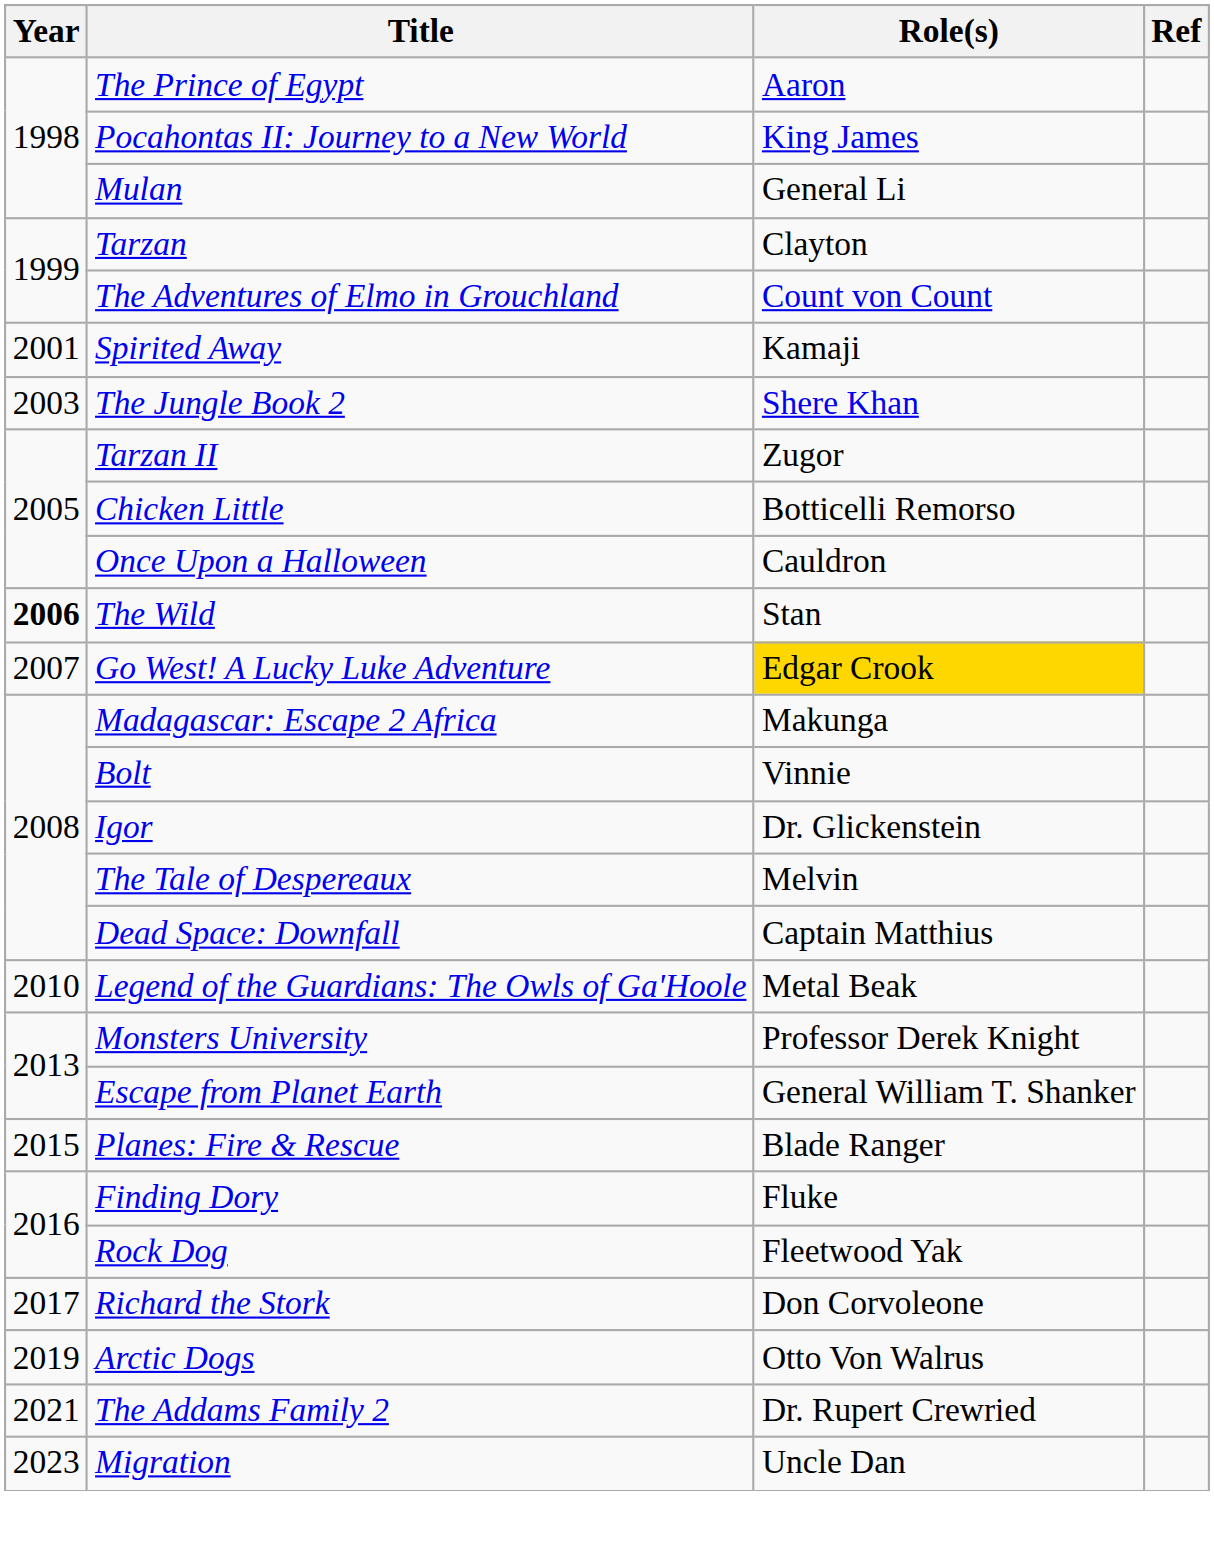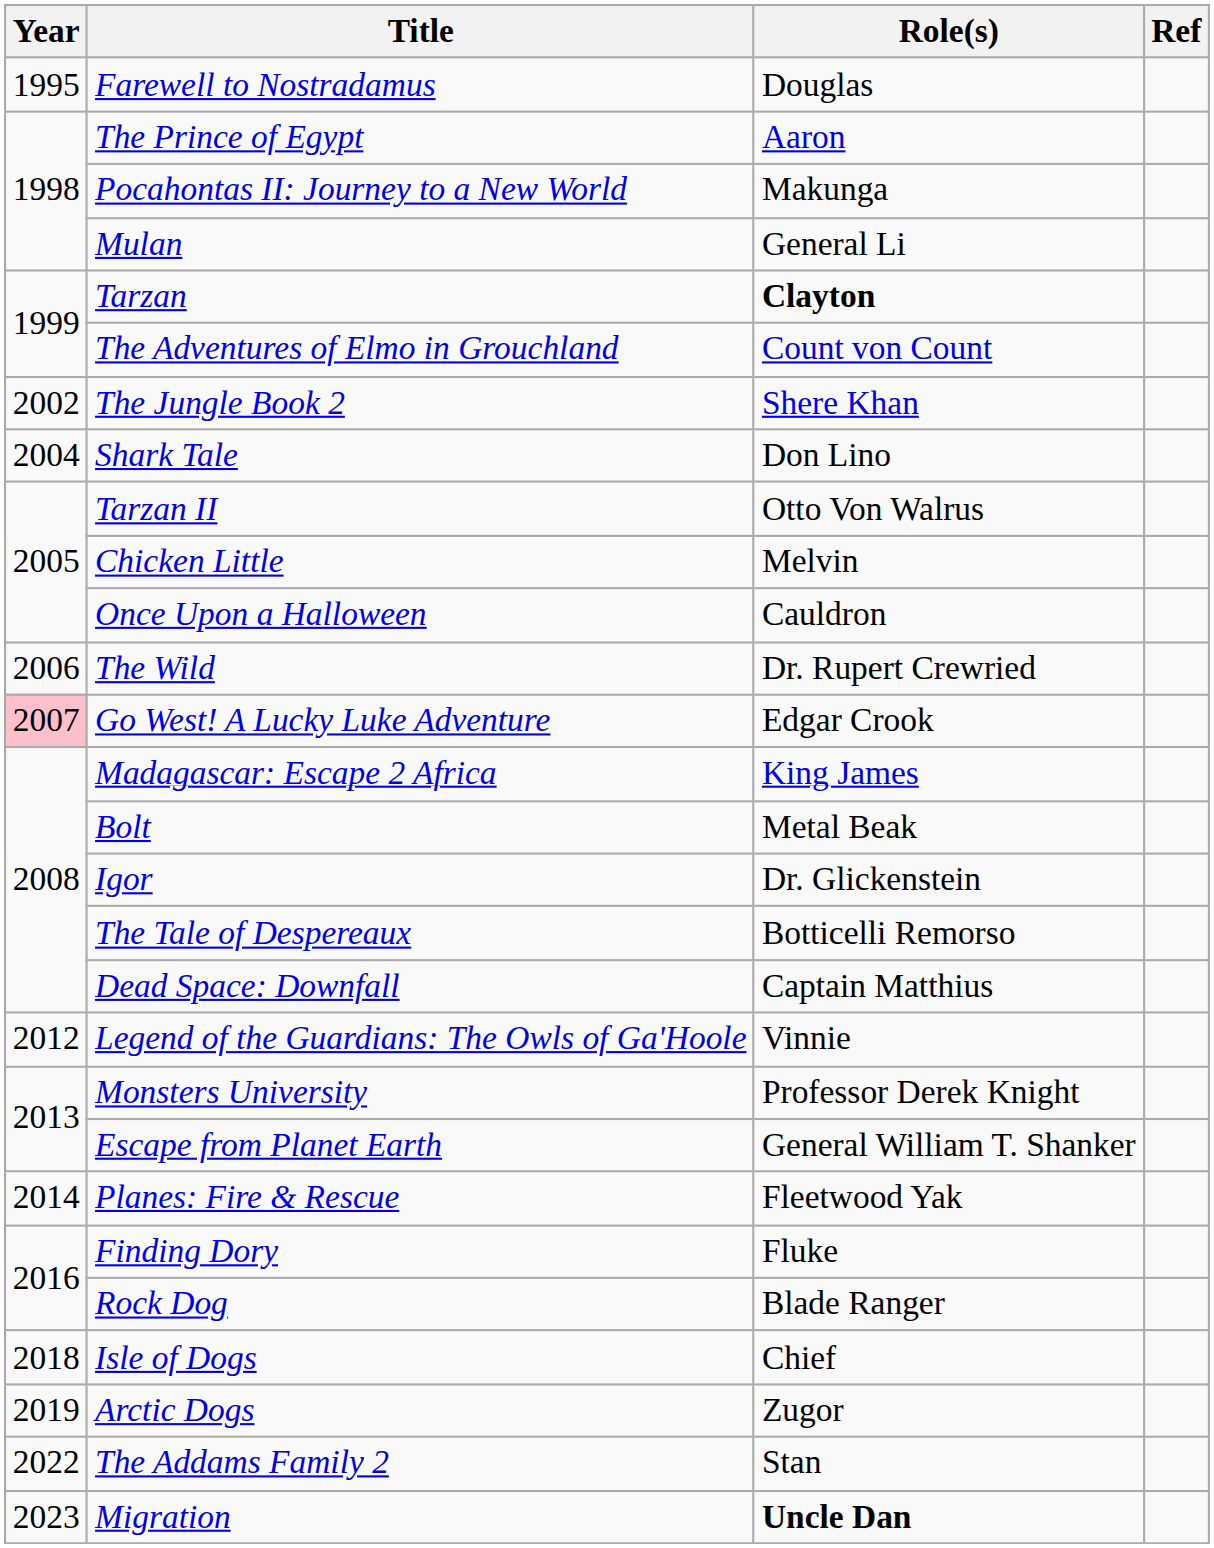+ row: (265, 84)
(840, 137) King James -> (825, 190) Makunga
(815, 243) normal -> (819, 296) bold
- row: (188, 349)
(46, 402) 2003 -> (46, 402) 2002
+ row: (166, 455)
(803, 455) Zugor -> (873, 508) Otto Von Walrus
(889, 508) Botticelli Remorso -> (810, 561) Melvin
(46, 614) bold -> (46, 667) normal
(792, 614) Stan -> (899, 667) Dr. Rupert Crewried
(46, 667) no background -> (46, 720) pink background
(848, 667) gold background -> (848, 720) no background
(825, 720) Makunga -> (840, 773) King James
(806, 773) Vinnie -> (839, 826) Metal Beak
(810, 879) Melvin -> (889, 932) Botticelli Remorso
(46, 985) 2010 -> (46, 1038) 2012
(839, 985) Metal Beak -> (806, 1038) Vinnie
(46, 1144) 2015 -> (46, 1197) 2014
(853, 1144) Blade Ranger -> (862, 1197) Fleetwood Yak
(862, 1250) Fleetwood Yak -> (853, 1303) Blade Ranger
- row: (212, 1303)
+ row: (176, 1356)
(873, 1356) Otto Von Walrus -> (803, 1409) Zugor
(46, 1409) 2021 -> (46, 1462) 2022
(899, 1409) Dr. Rupert Crewried -> (792, 1462) Stan
(834, 1462) normal -> (837, 1515) bold
